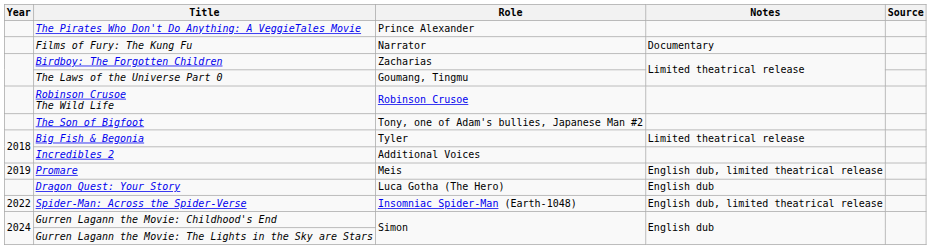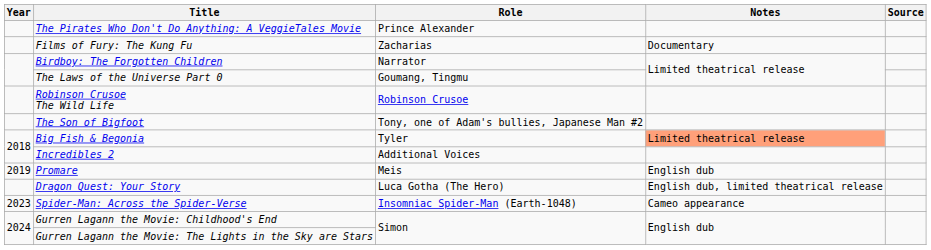(402, 45) Narrator -> (405, 45) Zacharias
(405, 61) Zacharias -> (402, 61) Narrator
(726, 138) no background -> (726, 138) lightsalmon background
(765, 171) English dub, limited theatrical release -> (681, 171) English dub
(681, 187) English dub -> (765, 187) English dub, limited theatrical release
(19, 204) 2022 -> (19, 204) 2023
(765, 204) English dub, limited theatrical release -> (696, 204) Cameo appearance
